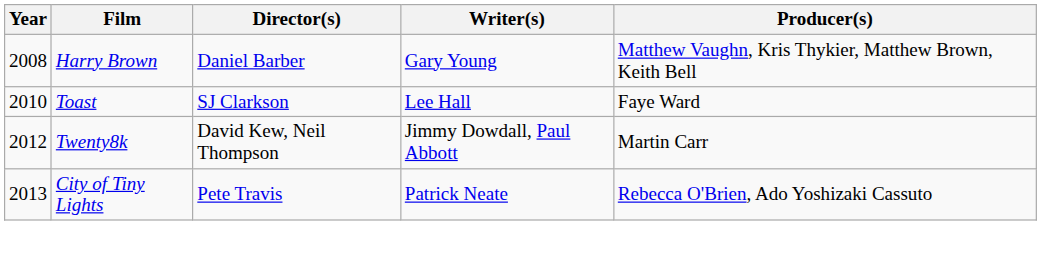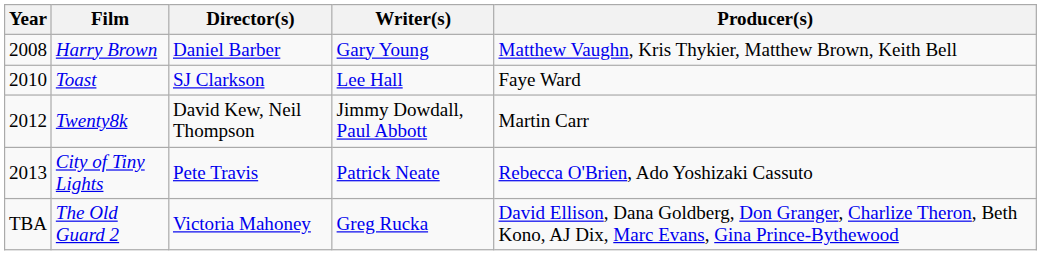+ row: (87, 224)
